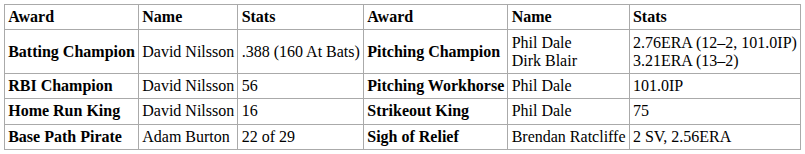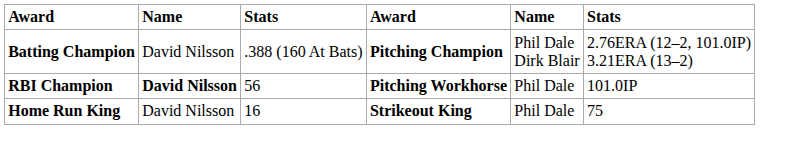(188, 85) normal -> (190, 85) bold
- row: (65, 136)
